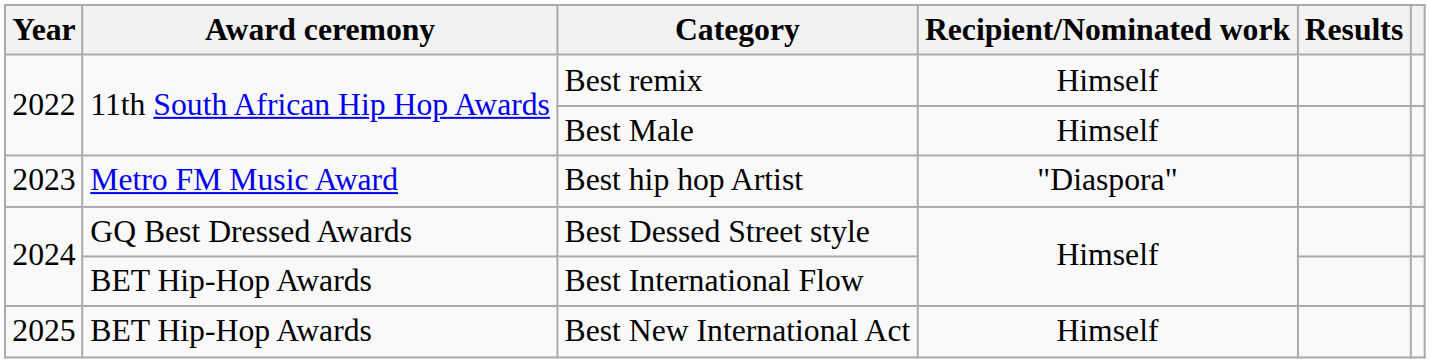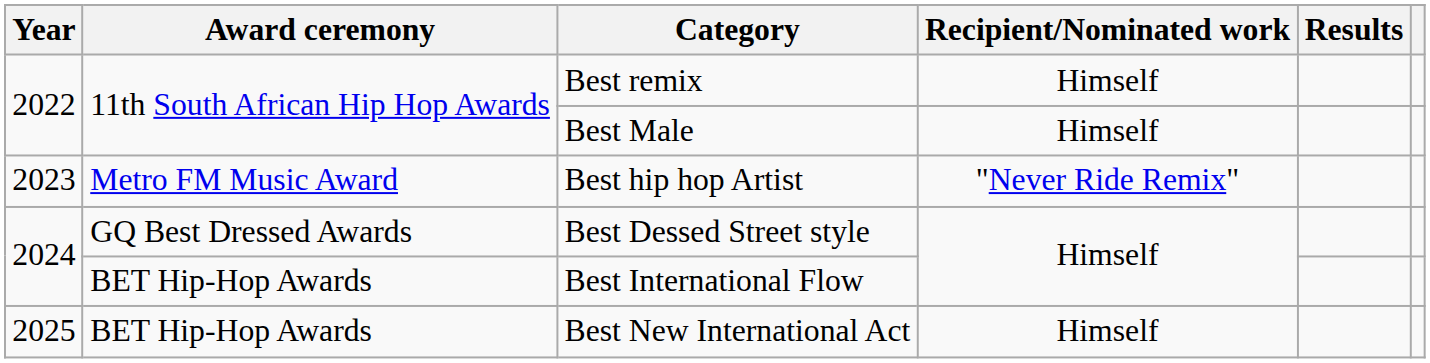(1107, 180) "Diaspora" -> (1107, 180) "Never Ride Remix"
